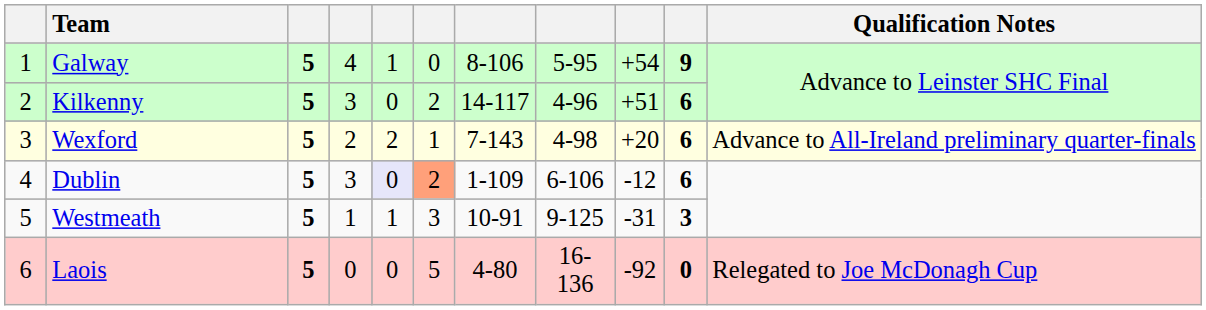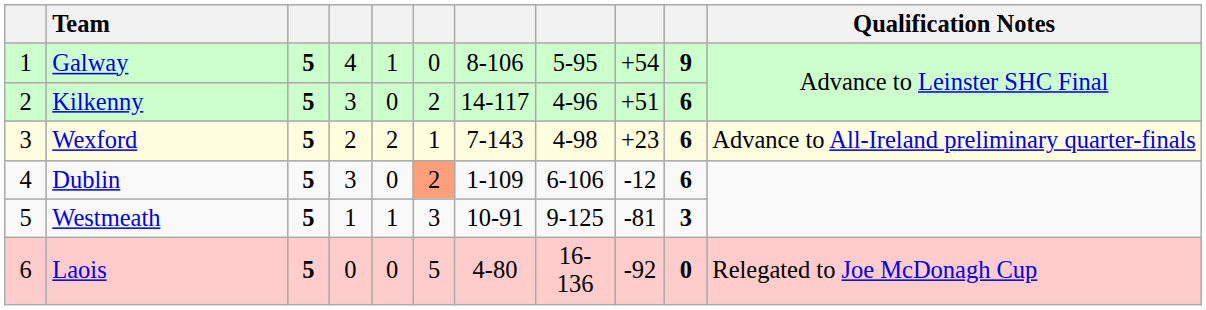(640, 140) +20 -> (640, 140) +23
(392, 179) lavender background -> (392, 179) no background
(640, 218) -31 -> (640, 218) -81
